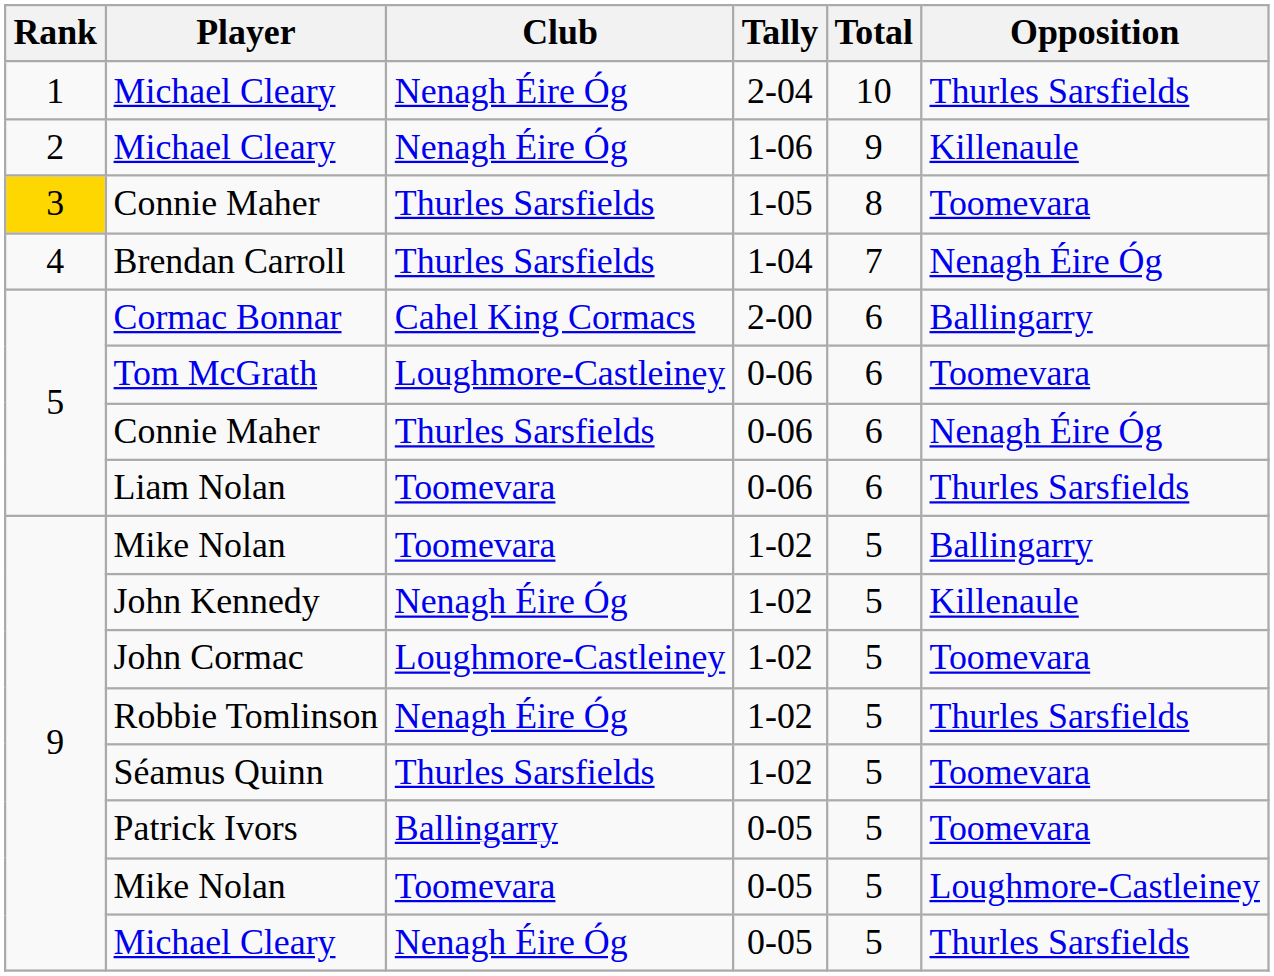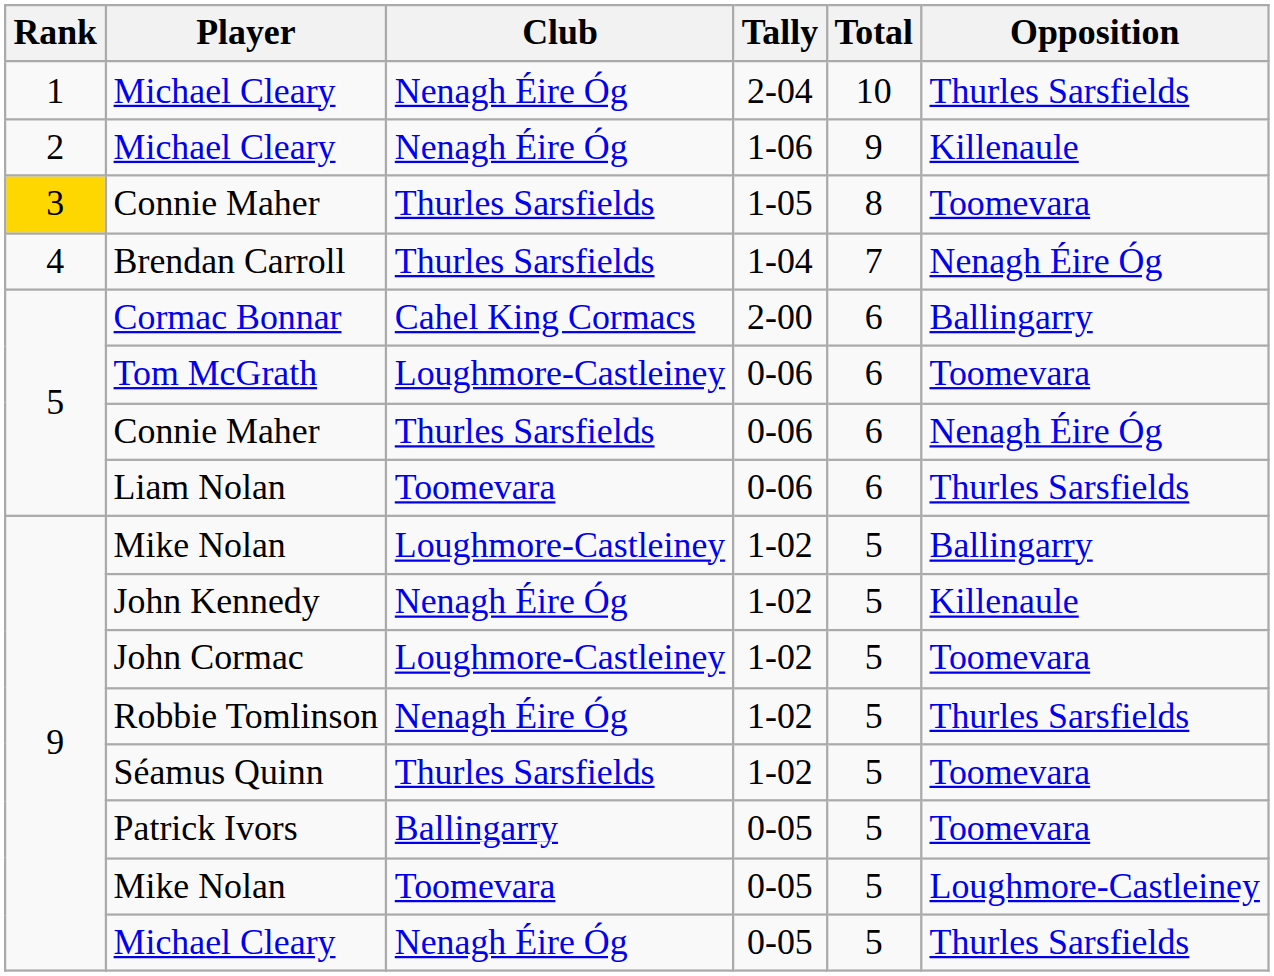(475, 544) Toomevara -> (560, 544) Loughmore-Castleiney
